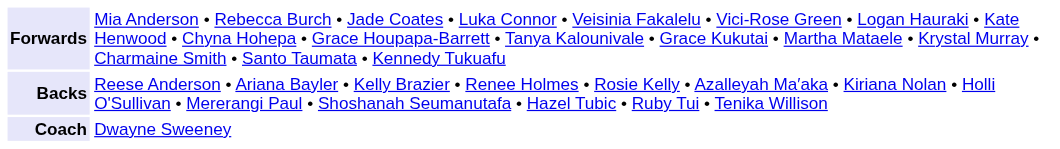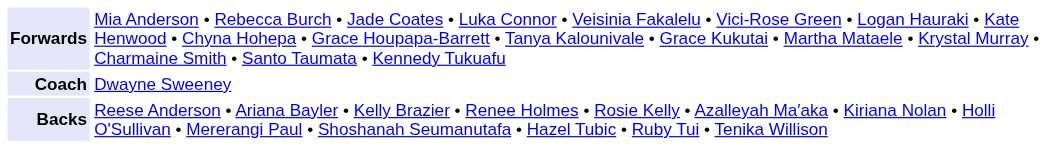rows swapped: (62, 93) <-> (61, 129)
